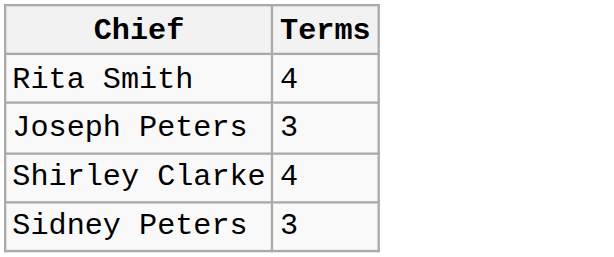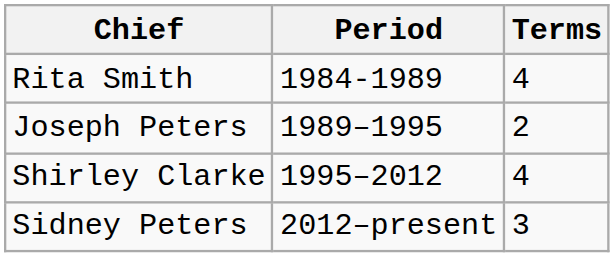+ column: (389, 30)
(289, 128) 3 -> (521, 128) 2
